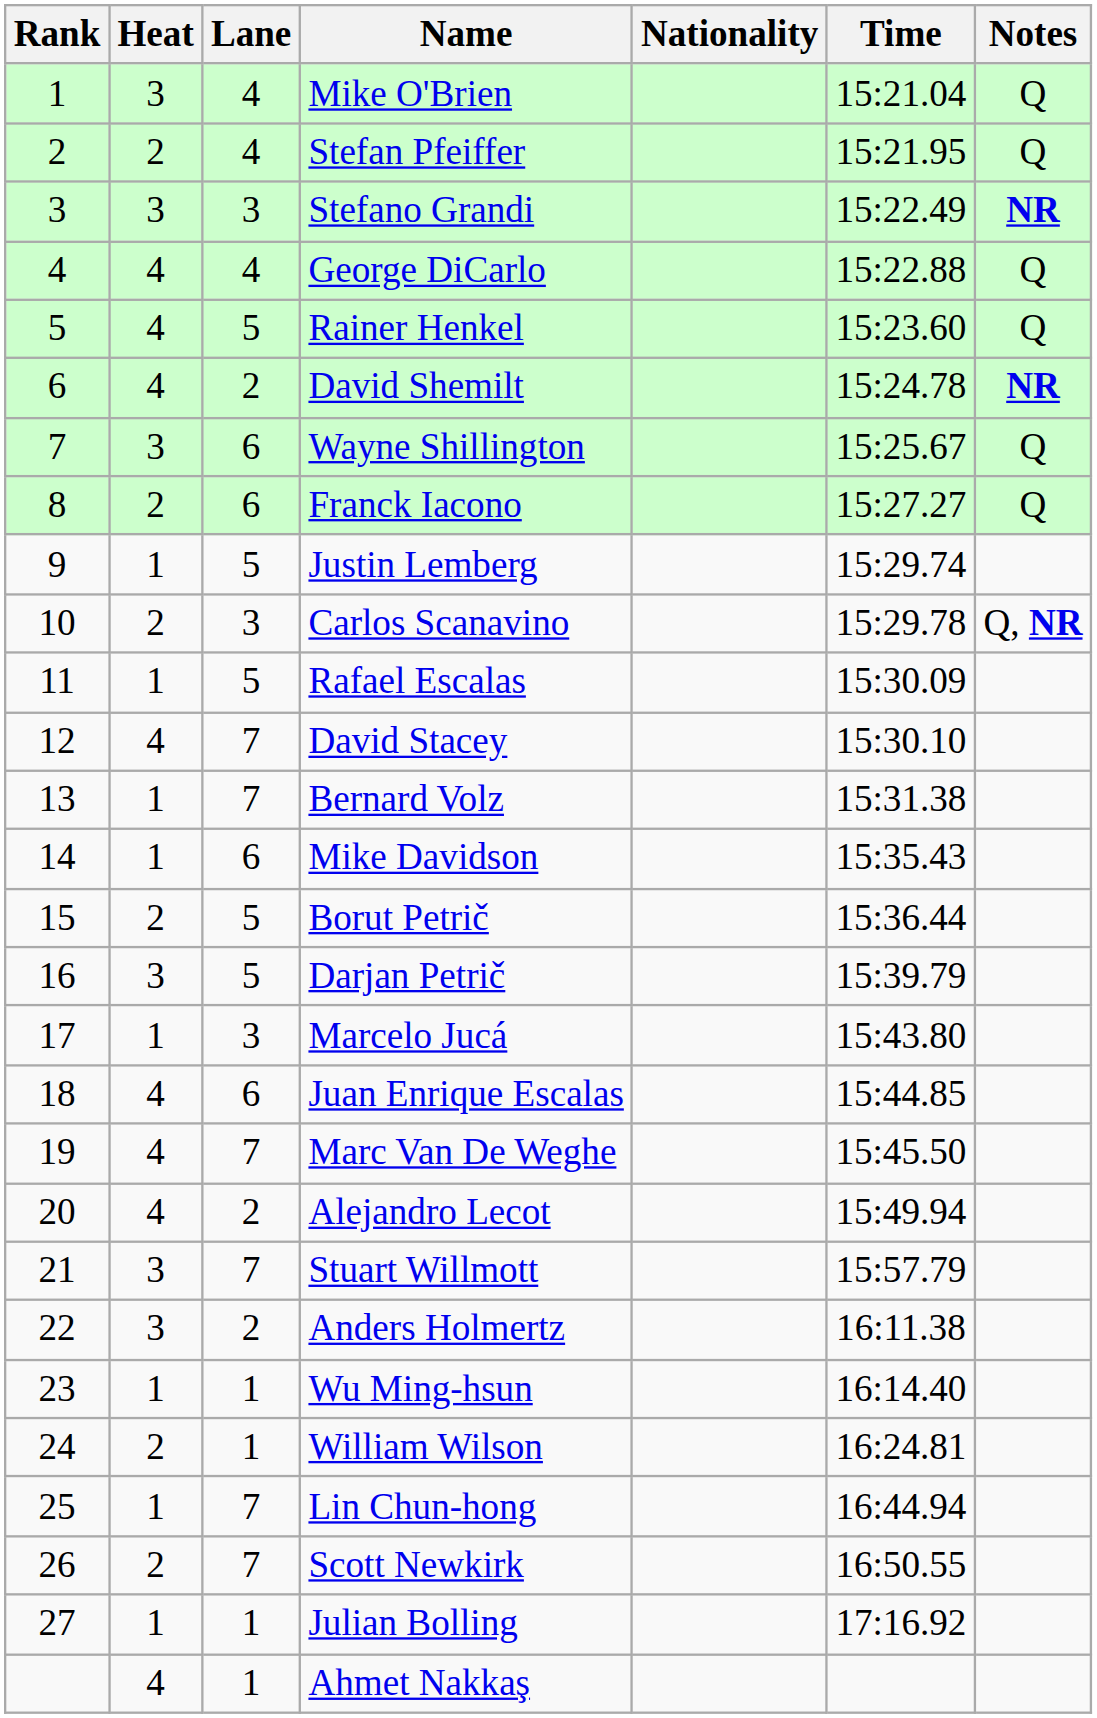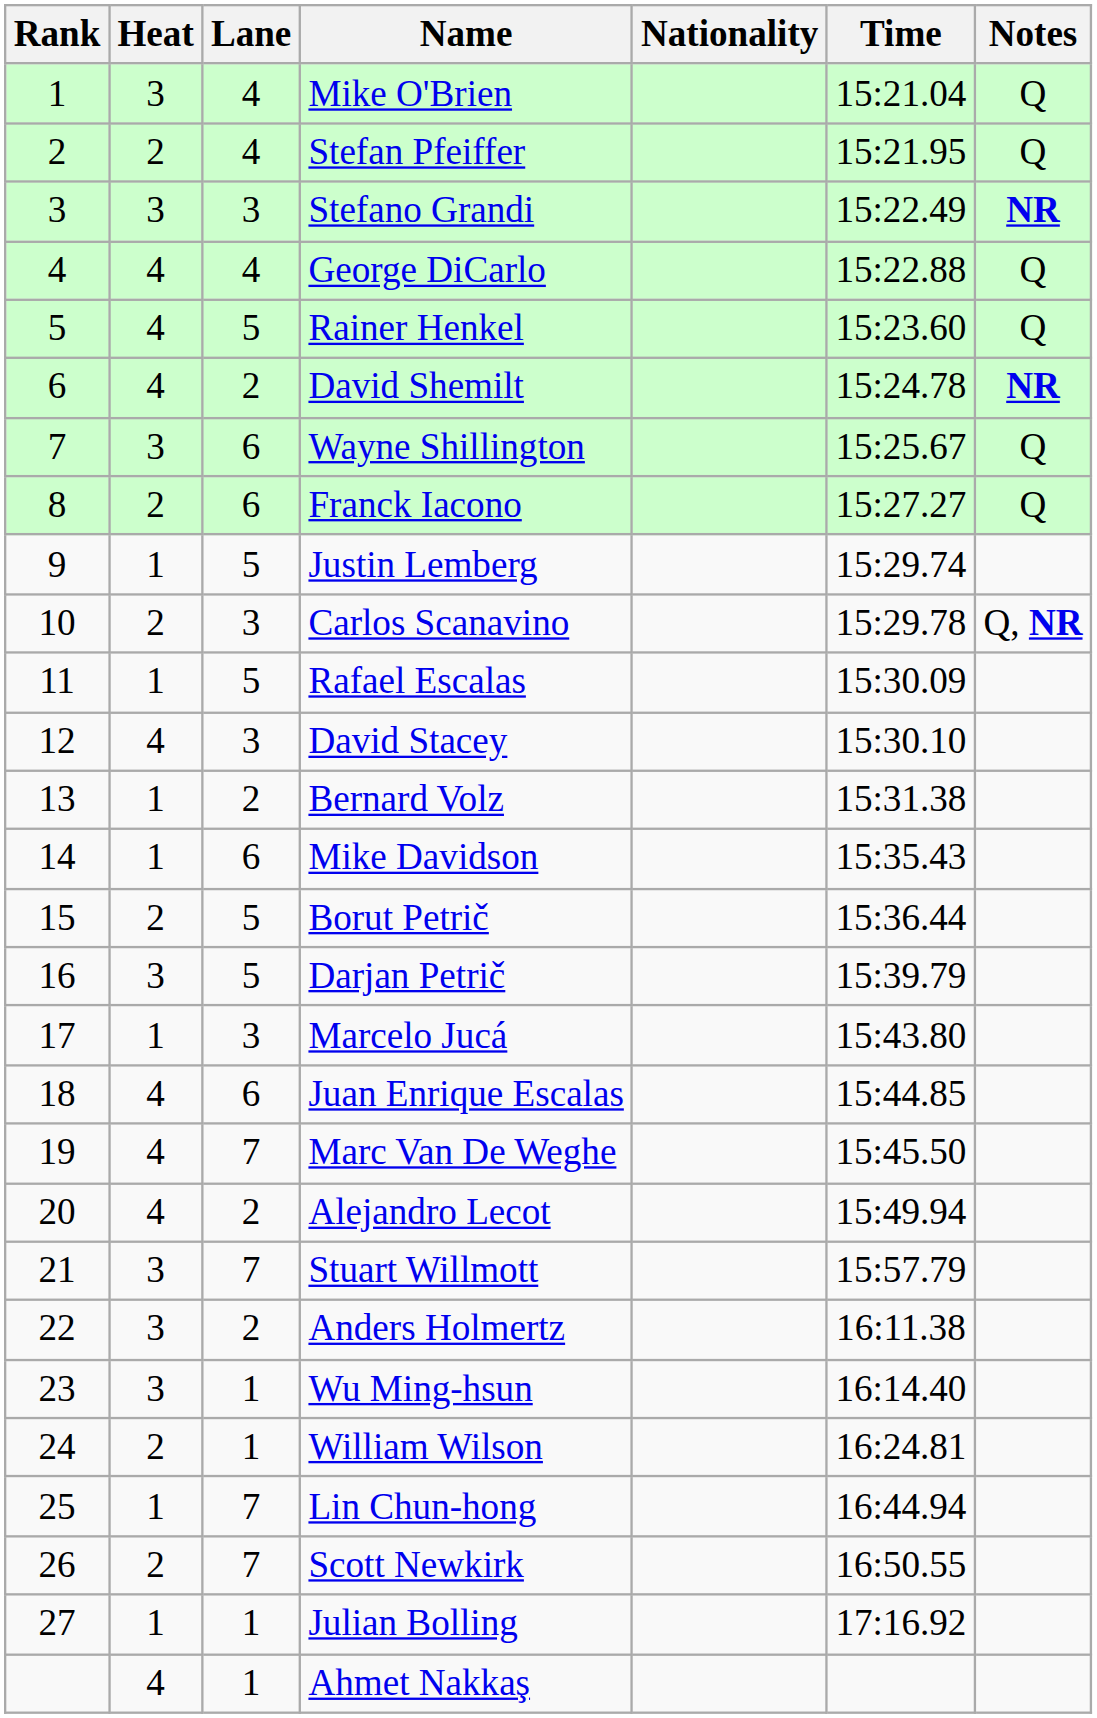(251, 740) 7 -> (251, 740) 3
(251, 799) 7 -> (251, 799) 2
(156, 1387) 1 -> (156, 1387) 3
